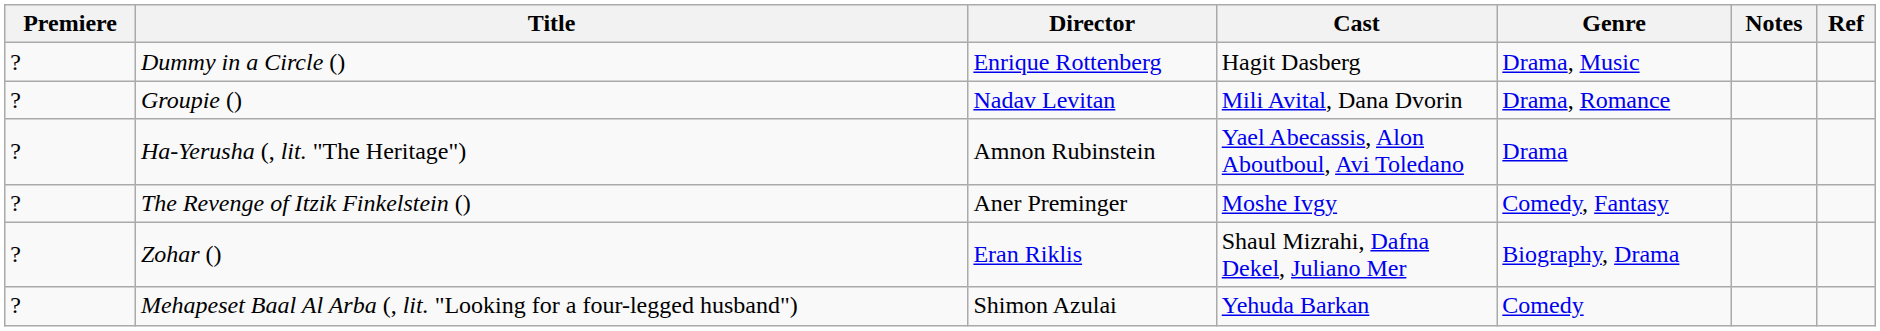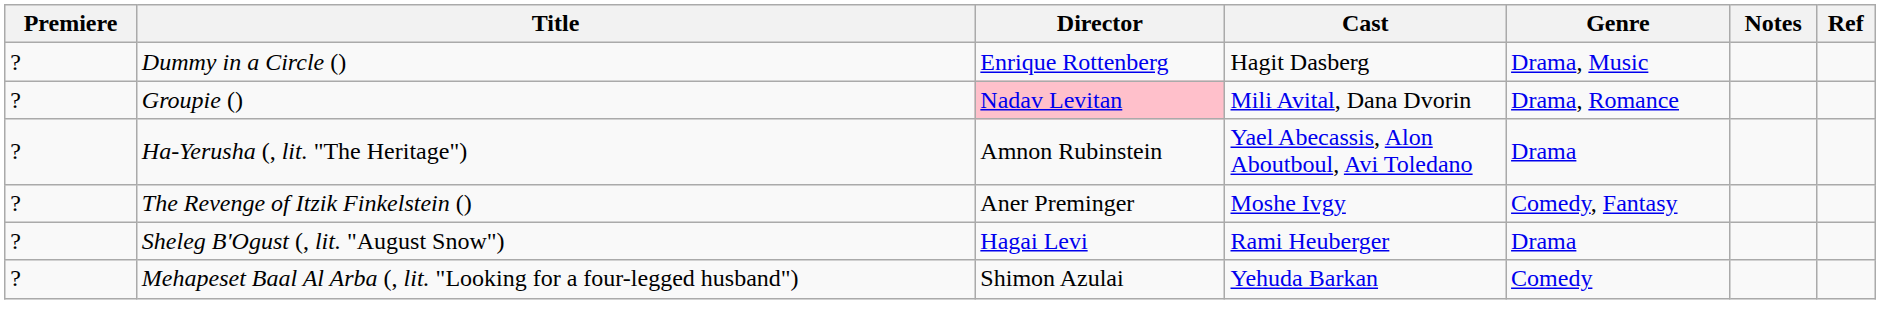(1044, 99) no background -> (1051, 99) pink background
+ row: (323, 240)
- row: (181, 254)
